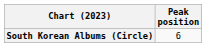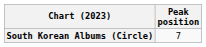(178, 36) 6 -> (178, 36) 7
